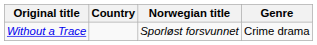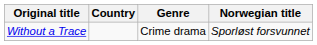columns swapped: (189, 13) <-> (277, 13)
